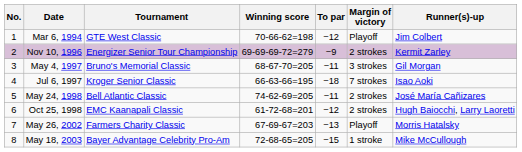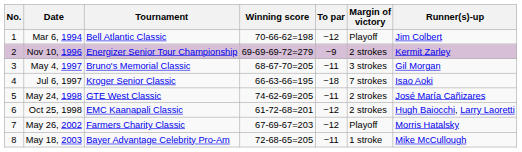(124, 37) GTE West Classic -> (126, 37) Bell Atlantic Classic
(126, 96) Bell Atlantic Classic -> (124, 96) GTE West Classic
(331, 125) −13 -> (331, 125) −12
(331, 140) −15 -> (331, 140) −11
